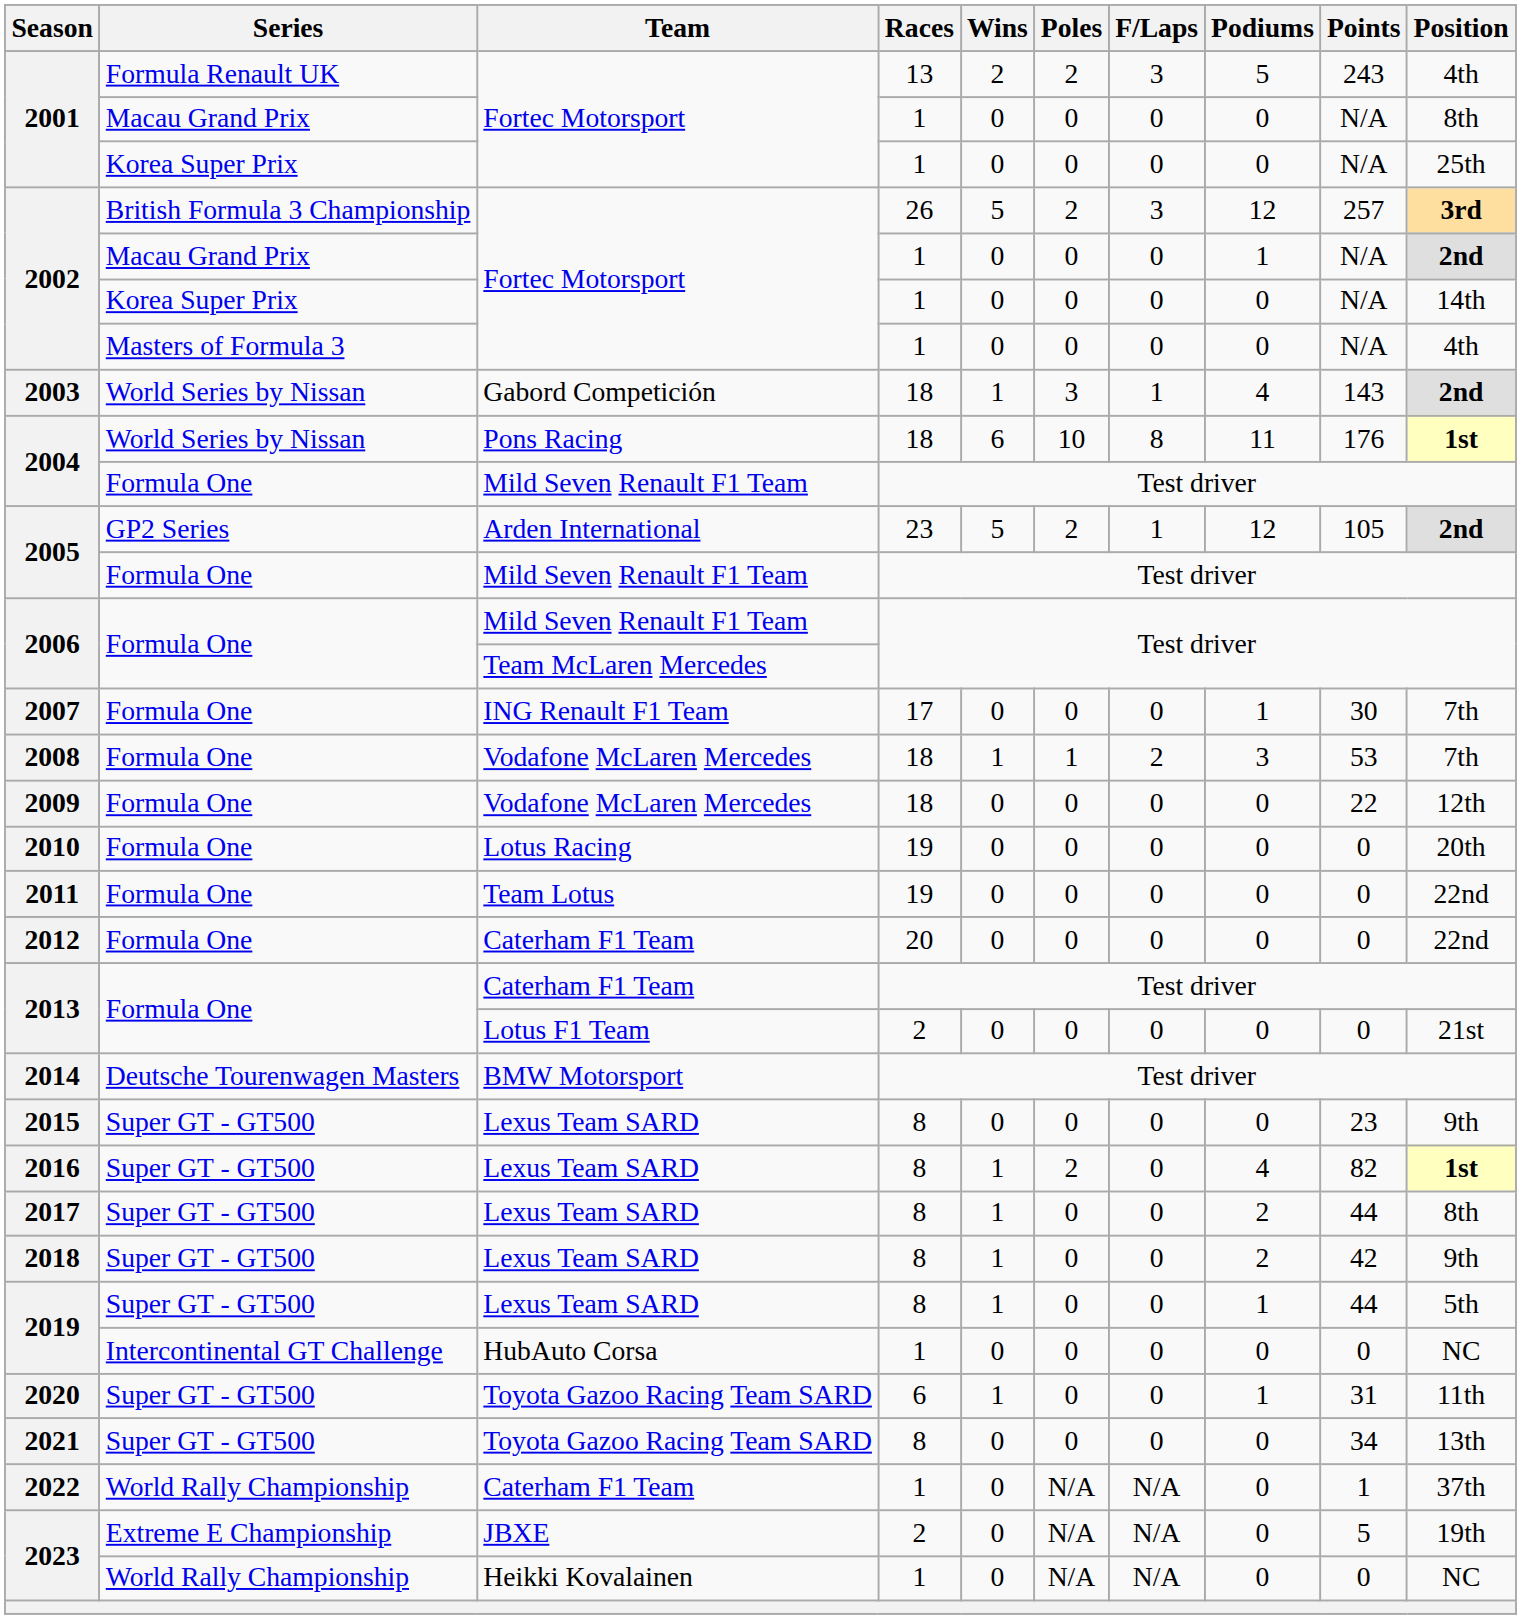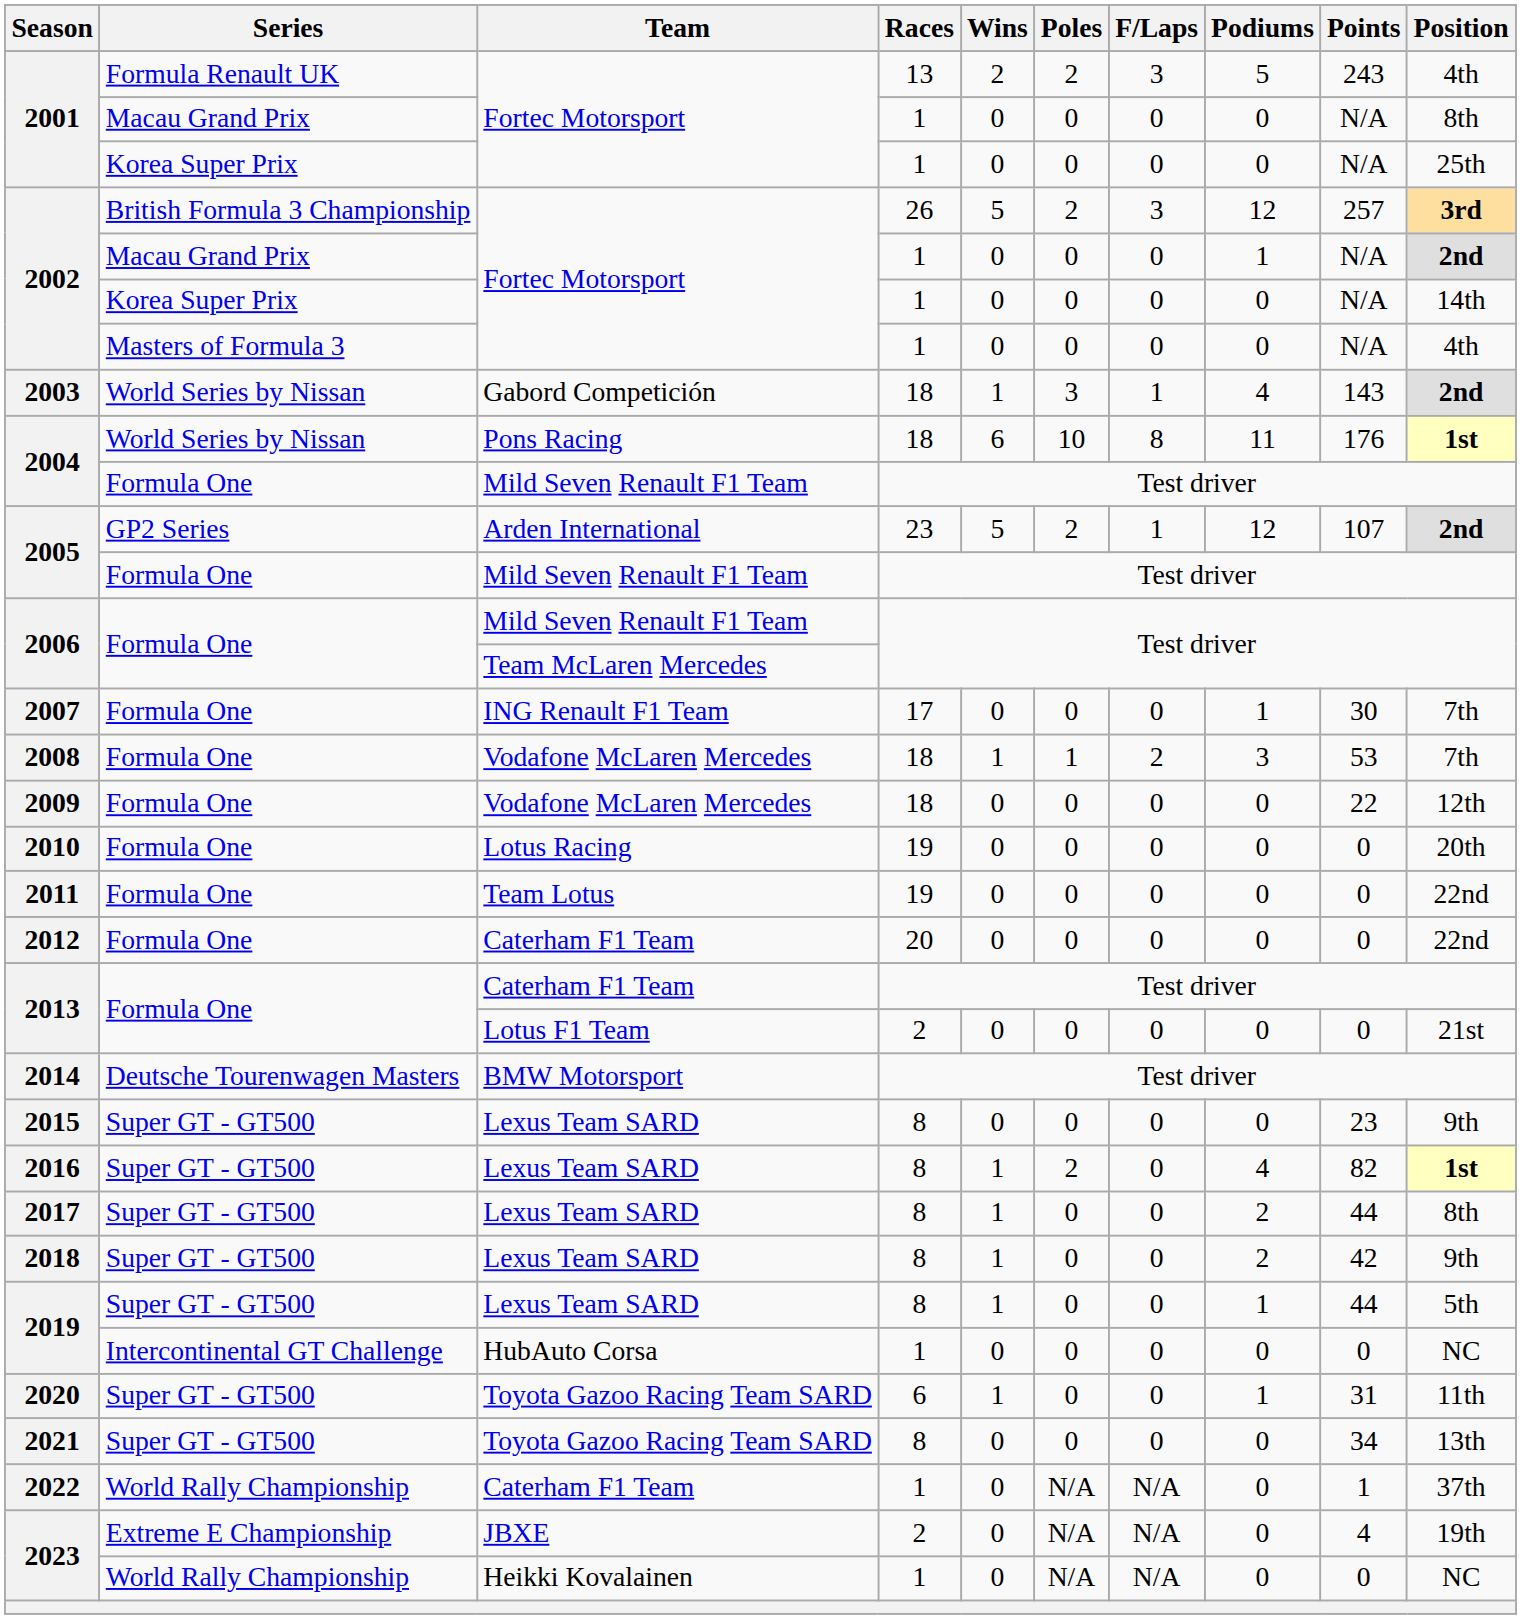(1364, 529) 105 -> (1364, 529) 107
(1364, 1532) 5 -> (1364, 1532) 4
